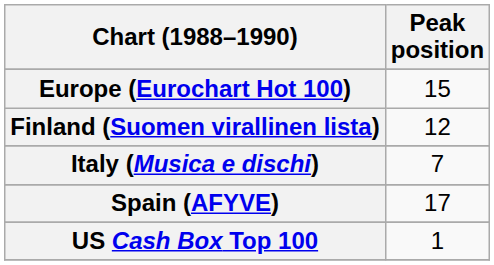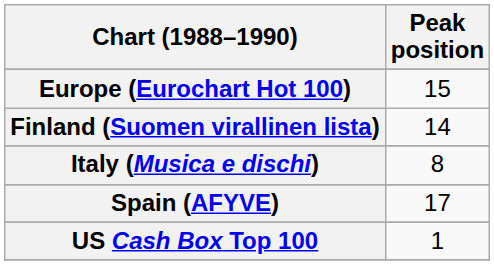(437, 126) 12 -> (437, 126) 14
(437, 164) 7 -> (437, 164) 8
